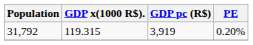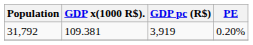(82, 31) 119.315 -> (83, 31) 109.381
